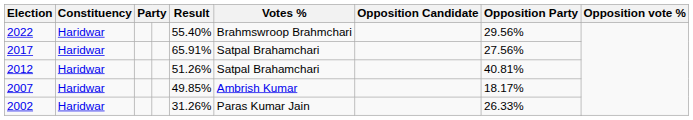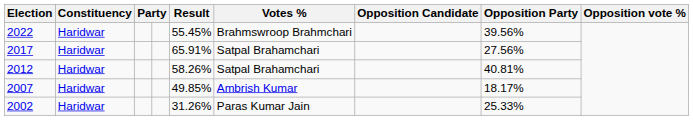(192, 32) 55.40% -> (192, 32) 55.45%
(504, 32) 29.56% -> (504, 32) 39.56%
(192, 69) 51.26% -> (192, 69) 58.26%
(504, 106) 26.33% -> (504, 106) 25.33%
